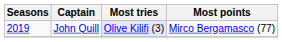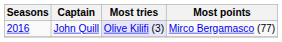(18, 28) 2019 -> (18, 28) 2016
